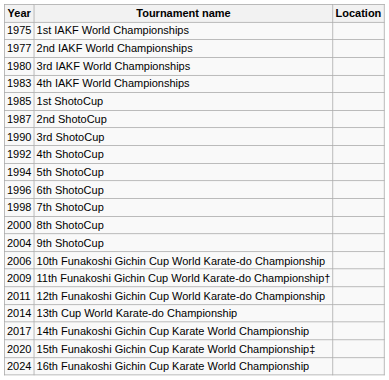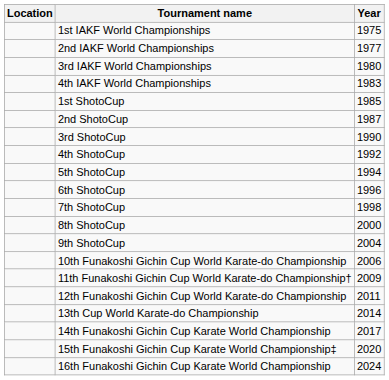columns swapped: (19, 13) <-> (358, 13)
